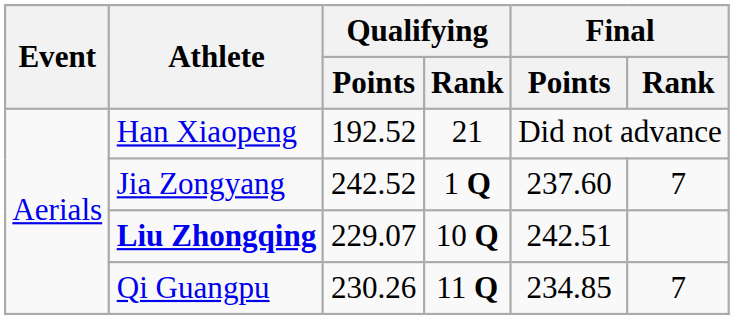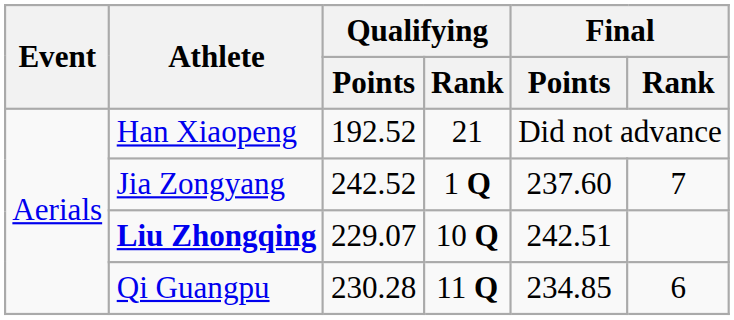(374, 287) 230.26 -> (374, 287) 230.28
(678, 287) 7 -> (678, 287) 6
